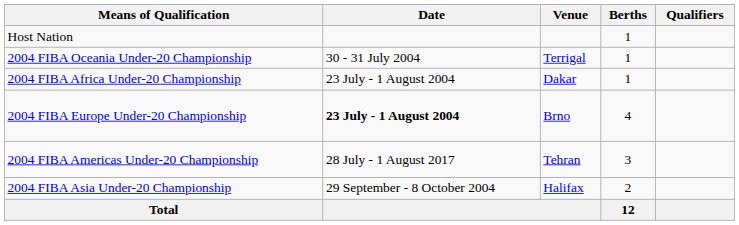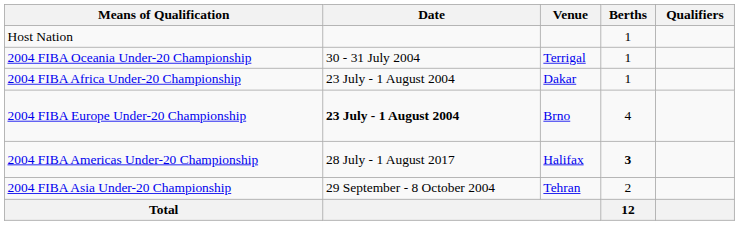(562, 159) Tehran -> (564, 159) Halifax
(628, 159) normal -> (628, 159) bold
(564, 188) Halifax -> (562, 188) Tehran
